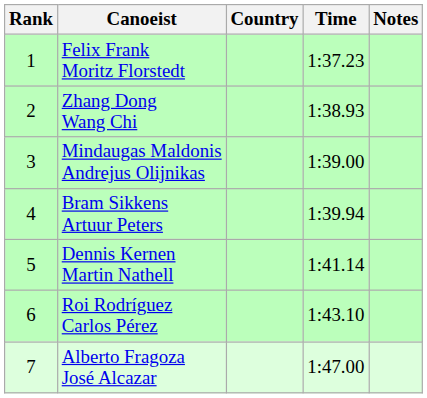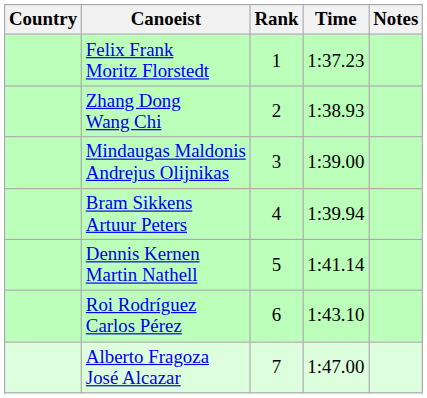columns swapped: (31, 19) <-> (264, 19)
